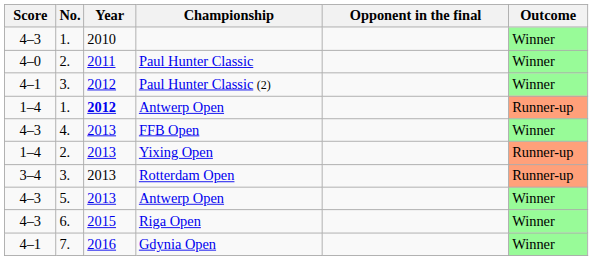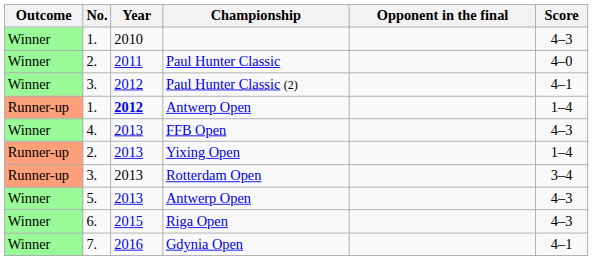columns swapped: (548, 15) <-> (30, 15)
